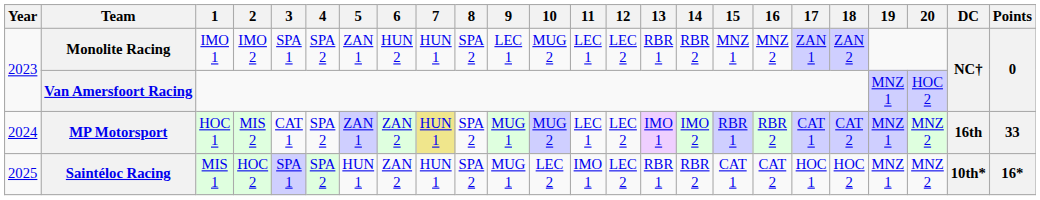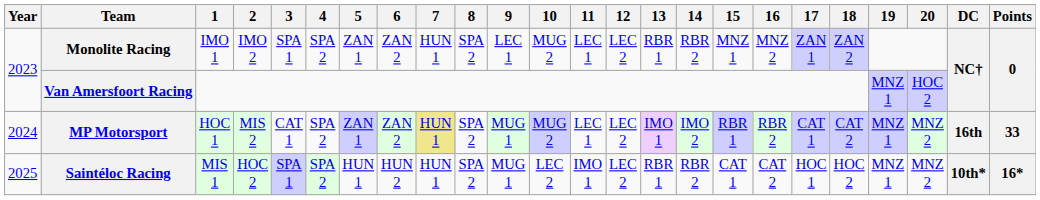(397, 49) HUN 2 -> (397, 49) ZAN 2
(397, 173) ZAN 2 -> (397, 173) HUN 2
